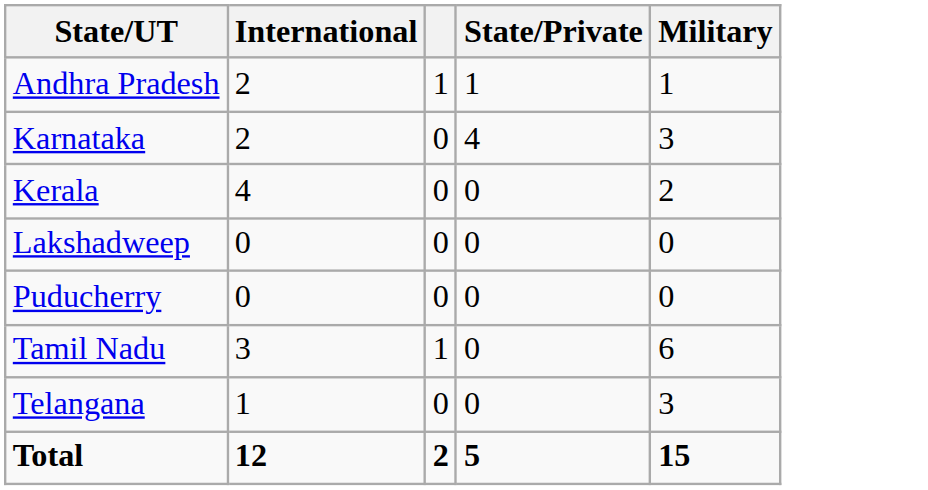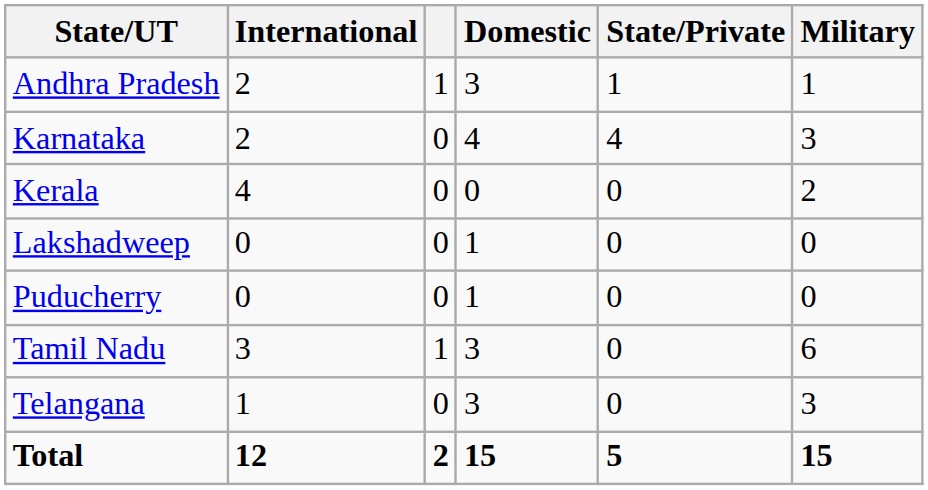+ column: (528, 30)
